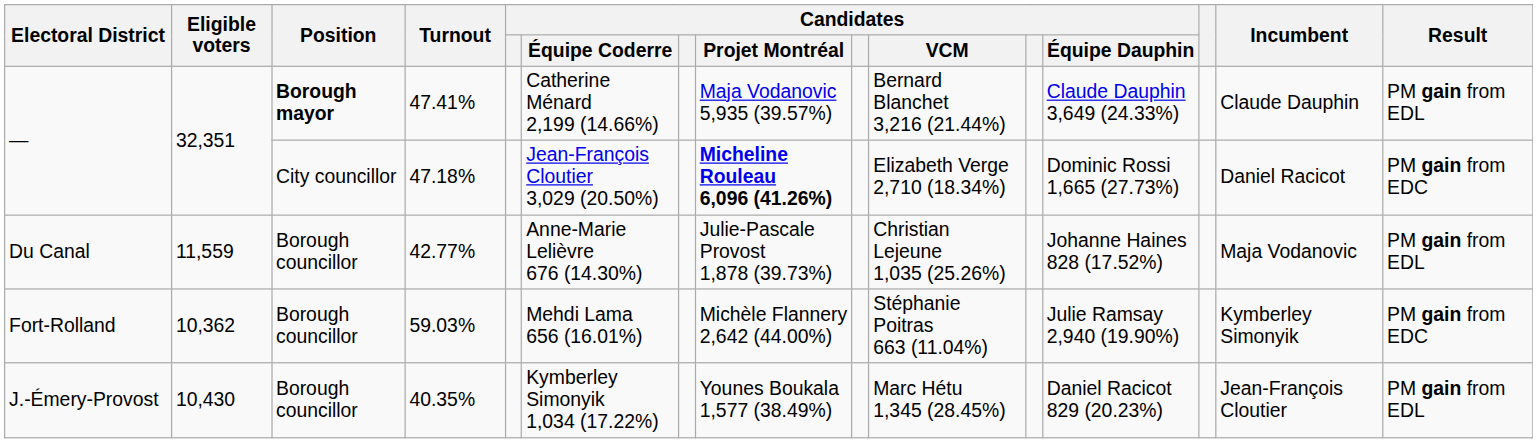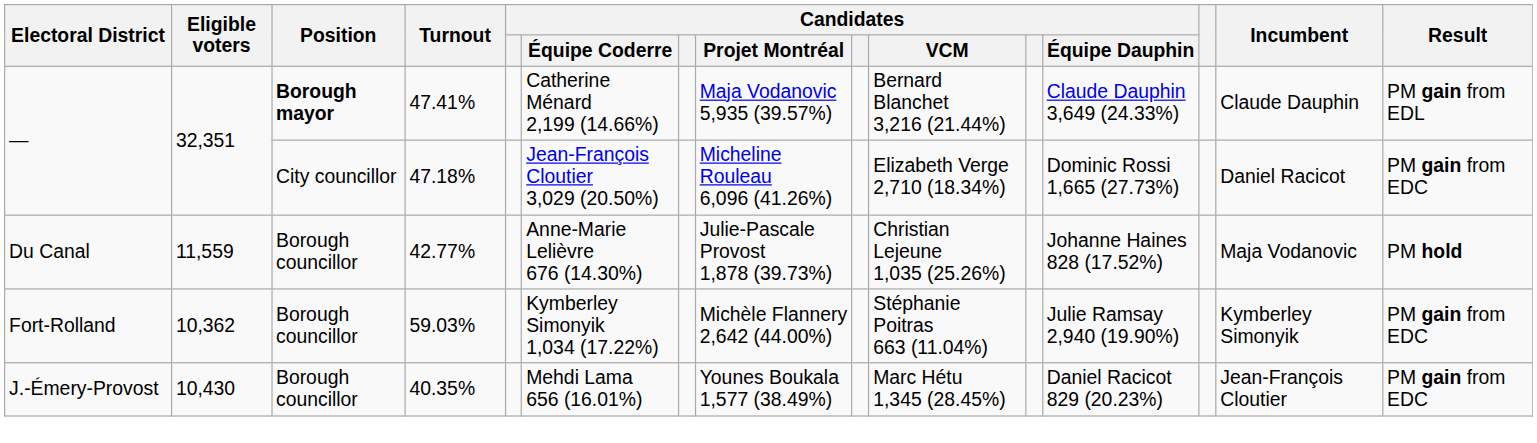(766, 177) bold -> (766, 177) normal
(1446, 251) PM gain from EDL -> (1425, 251) PM hold
(584, 325) Mehdi Lama 656 (16.01%) -> (592, 325) Kymberley Simonyik 1,034 (17.22%)
(592, 400) Kymberley Simonyik 1,034 (17.22%) -> (584, 389) Mehdi Lama 656 (16.01%)
(1446, 400) PM gain from EDL -> (1446, 389) PM gain from EDC
